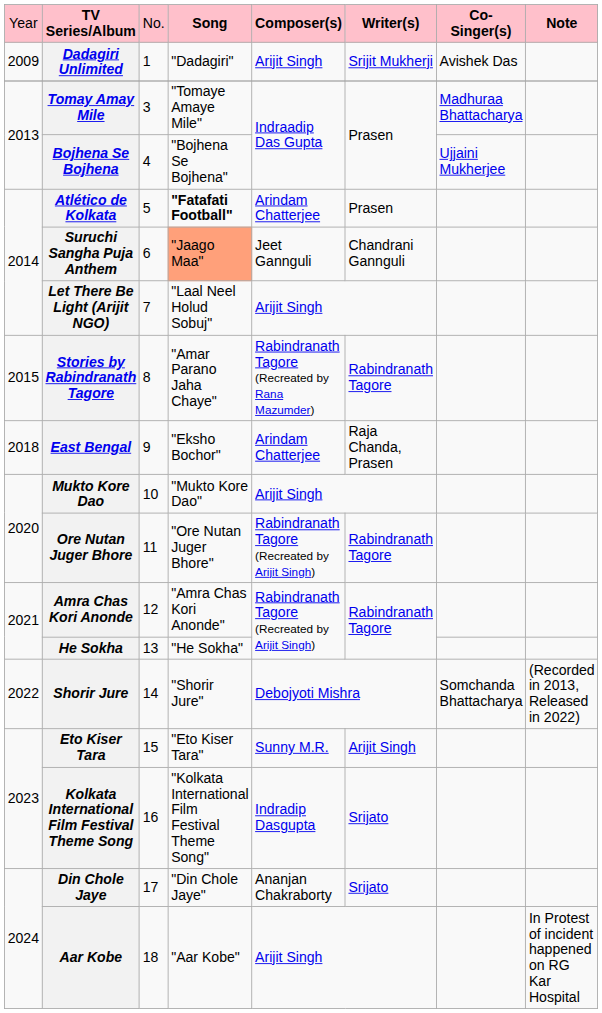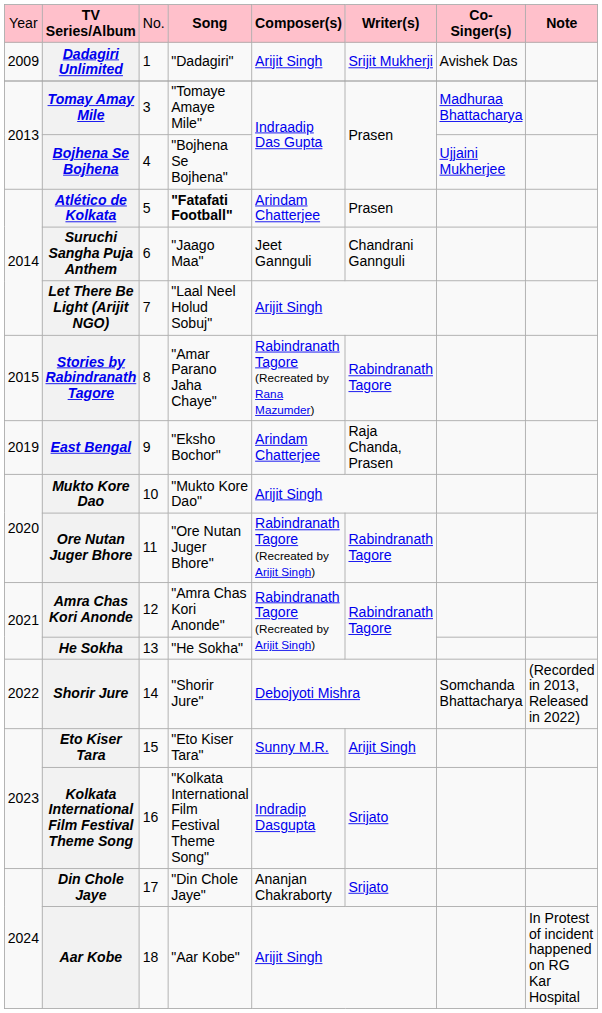(193, 254) lightsalmon background -> (193, 254) no background
(23, 447) 2018 -> (23, 447) 2019
